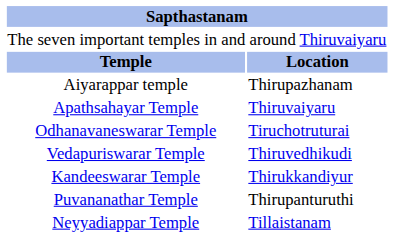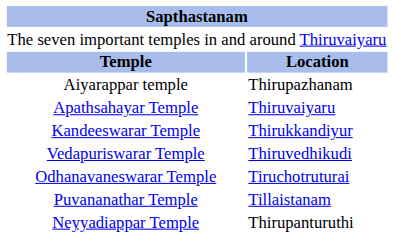rows swapped: (126, 130) <-> (126, 176)
(301, 199) Thirupanturuthi -> (290, 199) Tillaistanam
(290, 222) Tillaistanam -> (301, 222) Thirupanturuthi
